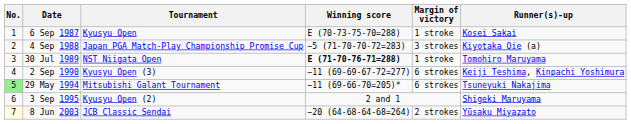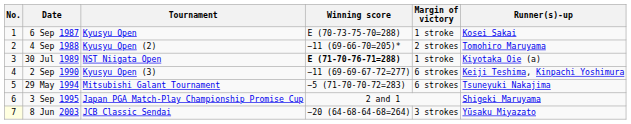(193, 47) Japan PGA Match-Play Championship Promise Cup -> (120, 47) Kyusyu Open (2)
(356, 47) −5 (71-70-70-72=283) -> (354, 47) −11 (69-66-70=205)*
(436, 47) 3 strokes -> (436, 47) 2 strokes
(502, 47) Kiyotaka Oie (a) -> (504, 47) Tomohiro Maruyama
(504, 60) Tomohiro Maruyama -> (502, 60) Kiyotaka Oie (a)
(14, 86) lightgreen background -> (14, 86) no background
(354, 86) −11 (69-66-70=205)* -> (356, 86) −5 (71-70-70-72=283)
(120, 99) Kyusyu Open (2) -> (193, 99) Japan PGA Match-Play Championship Promise Cup
(436, 113) 2 strokes -> (436, 113) 3 strokes
